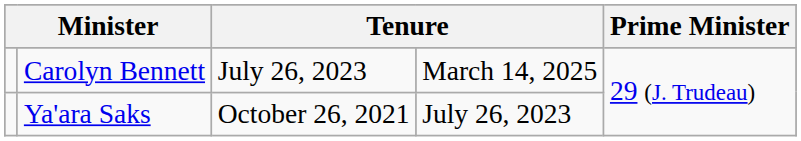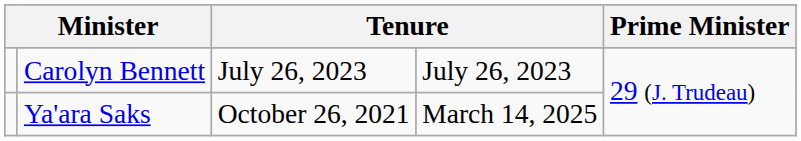(510, 69) March 14, 2025 -> (497, 69) July 26, 2023
(497, 113) July 26, 2023 -> (510, 113) March 14, 2025
